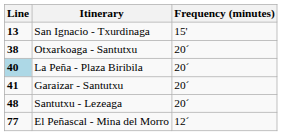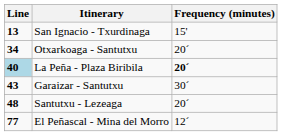(13, 49) 38 -> (13, 49) 34
(182, 67) normal -> (182, 67) bold
(13, 85) 41 -> (13, 85) 43
(182, 85) 20´ -> (182, 85) 30´
